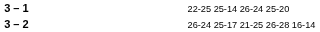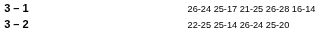(238, 9) 22-25 25-14 26-24 25-20 -> (251, 9) 26-24 25-17 21-25 26-28 16-14
(251, 25) 26-24 25-17 21-25 26-28 16-14 -> (238, 25) 22-25 25-14 26-24 25-20
